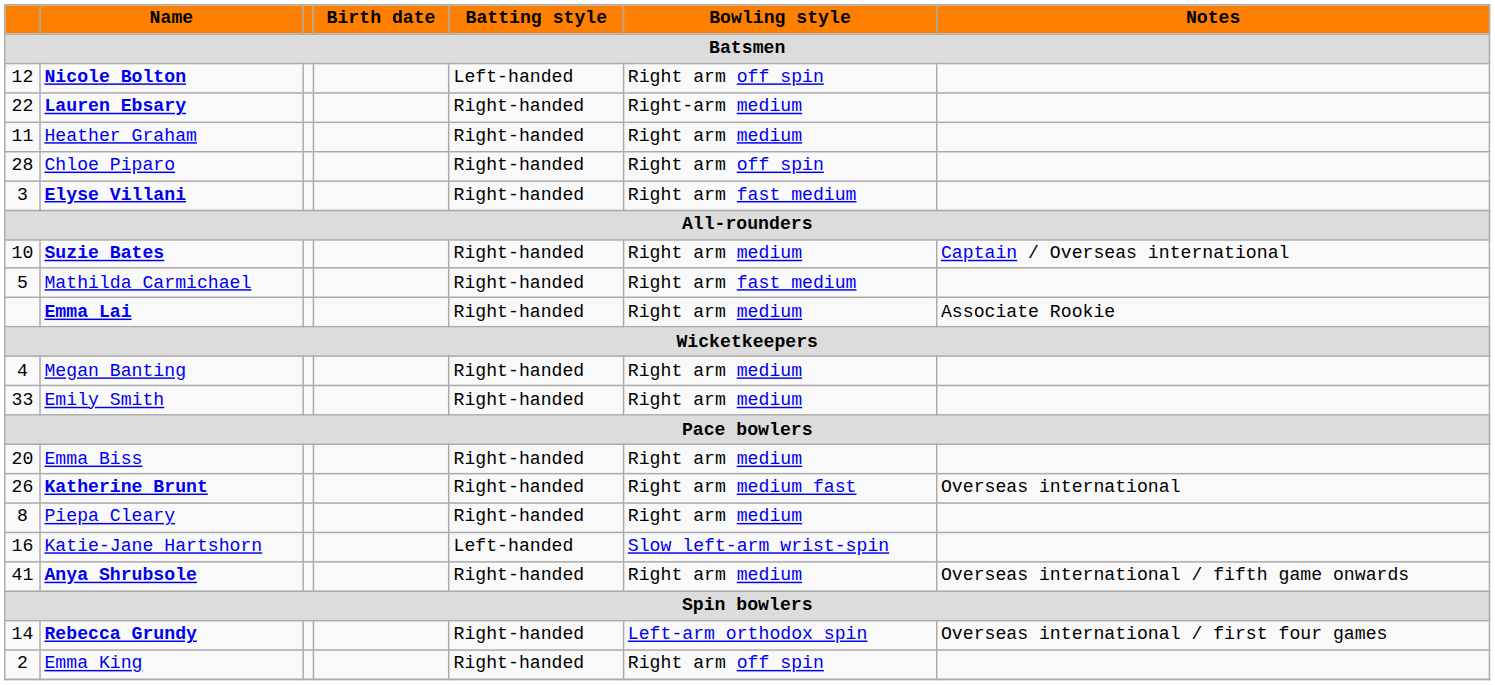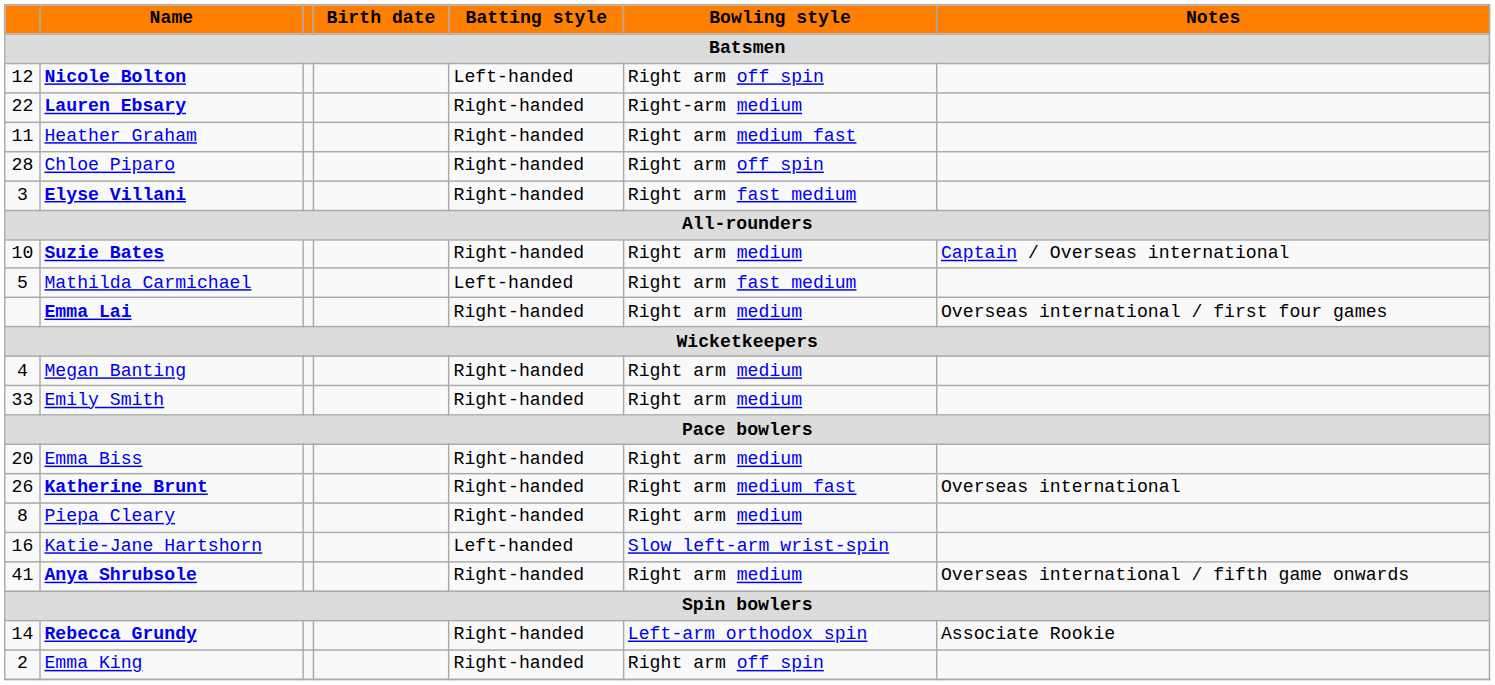(715, 137) Right arm medium -> (742, 137) Right arm medium fast
(519, 284) Right-handed -> (513, 284) Left-handed
(1028, 313) Associate Rookie -> (1164, 313) Overseas international / first four games
(1164, 635) Overseas international / first four games -> (1028, 635) Associate Rookie
